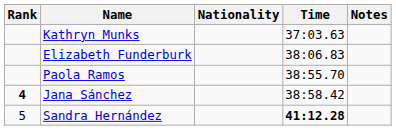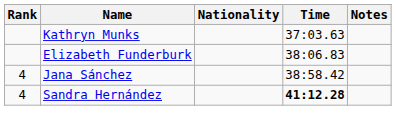- row: (84, 75)
(22, 95) bold -> (22, 75) normal
(22, 115) 5 -> (22, 95) 4
